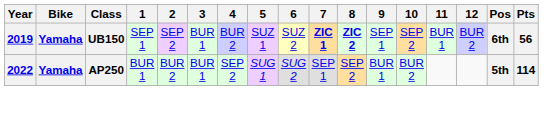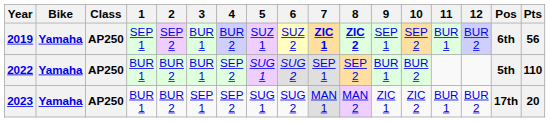(106, 39) UB150 -> (106, 39) AP250
(526, 70) 114 -> (533, 70) 110
+ row: (20, 102)
